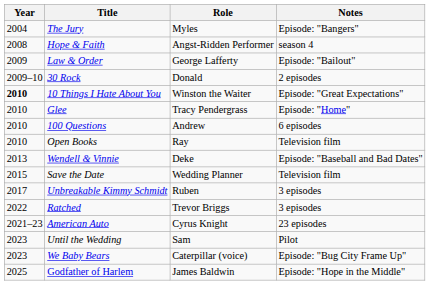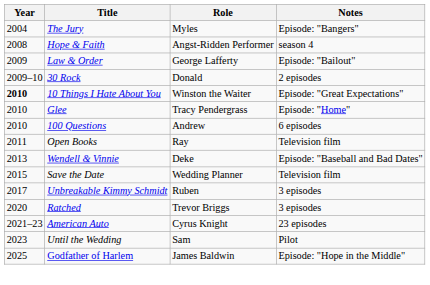(17, 142) 2010 -> (17, 142) 2011
(17, 207) 2022 -> (17, 207) 2020
- row: (78, 256)
